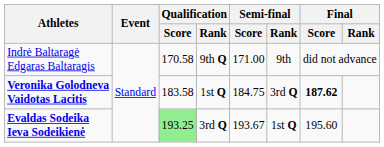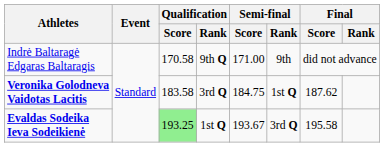(213, 92) 1st Q -> (213, 92) 3rd Q
(284, 92) 3rd Q -> (284, 92) 1st Q
(321, 92) bold -> (321, 92) normal
(213, 125) 3rd Q -> (213, 125) 1st Q
(284, 125) 1st Q -> (284, 125) 3rd Q
(321, 125) 195.60 -> (321, 125) 195.58
